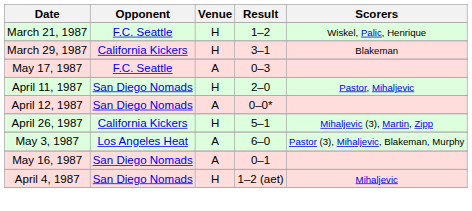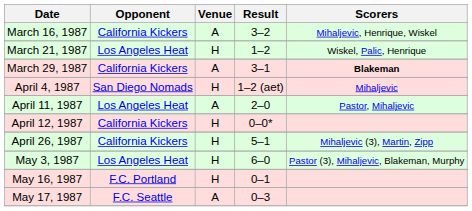+ row: (47, 32)
(143, 32) F.C. Seattle -> (143, 50) Los Angeles Heat
(215, 50) H -> (215, 69) A
(377, 51) normal -> (377, 69) bold
rows swapped: (47, 178) <-> (47, 69)
(143, 87) San Diego Nomads -> (143, 105) Los Angeles Heat
(215, 87) H -> (215, 105) A
(143, 105) San Diego Nomads -> (143, 123) California Kickers
(215, 105) A -> (215, 123) H
(215, 142) A -> (215, 160) H
(143, 160) San Diego Nomads -> (143, 178) F.C. Portland
(215, 160) A -> (215, 178) H
